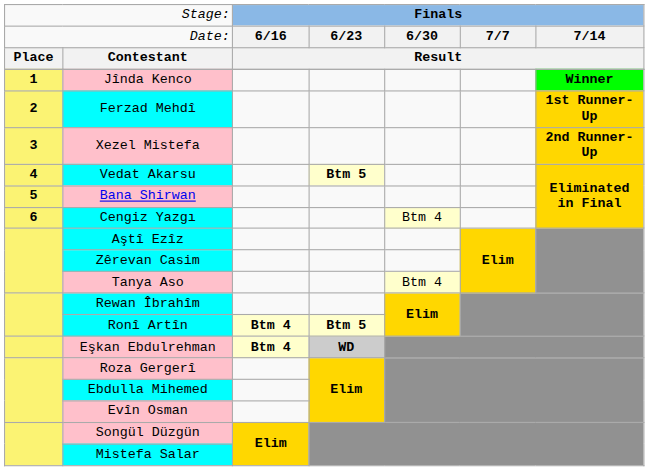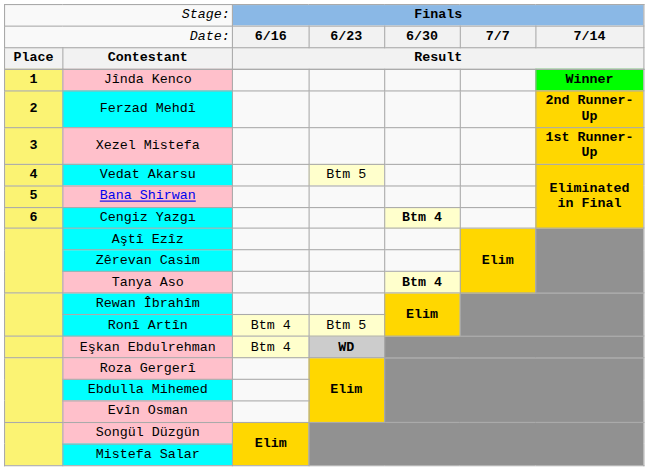(590, 109) 1st Runner-Up -> (590, 109) 2nd Runner-Up
(590, 146) 2nd Runner-Up -> (590, 146) 1st Runner-Up
(346, 175) bold -> (346, 175) normal
(422, 218) normal -> (422, 218) bold
(422, 283) normal -> (422, 283) bold
(271, 326) bold -> (271, 326) normal
(346, 326) bold -> (346, 326) normal
(271, 347) bold -> (271, 347) normal
